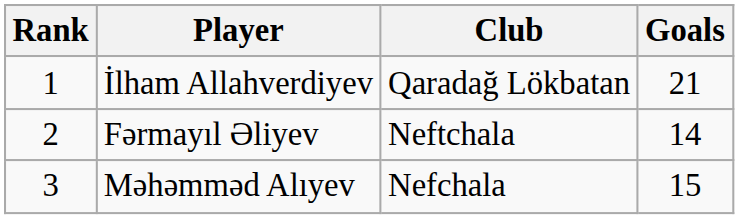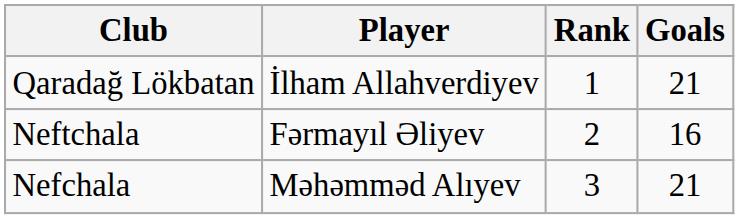columns swapped: (51, 30) <-> (509, 30)
(685, 133) 14 -> (685, 133) 16
(685, 185) 15 -> (685, 185) 21
